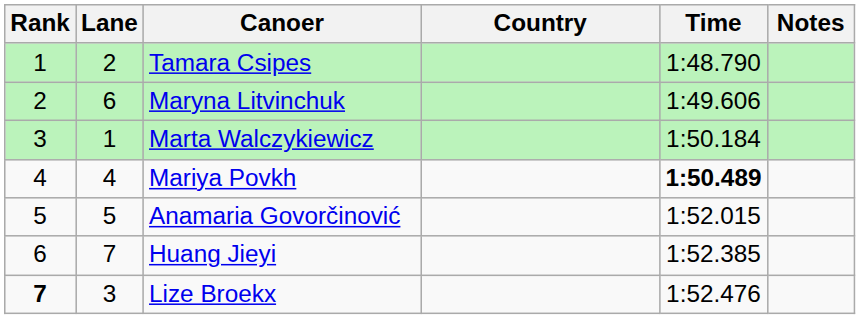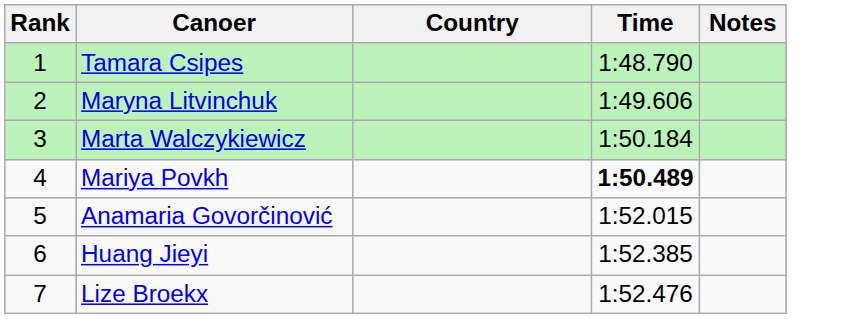- column: (109, 23)
(40, 293) bold -> (40, 293) normal
